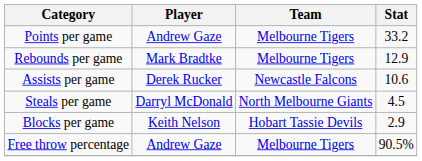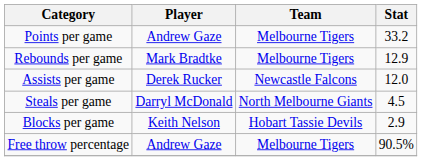(396, 79) 10.6 -> (396, 79) 12.0
